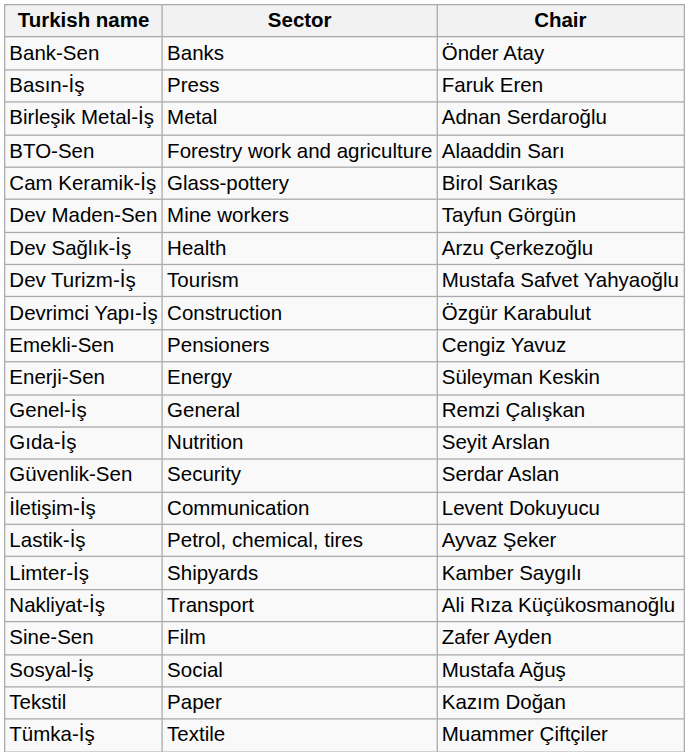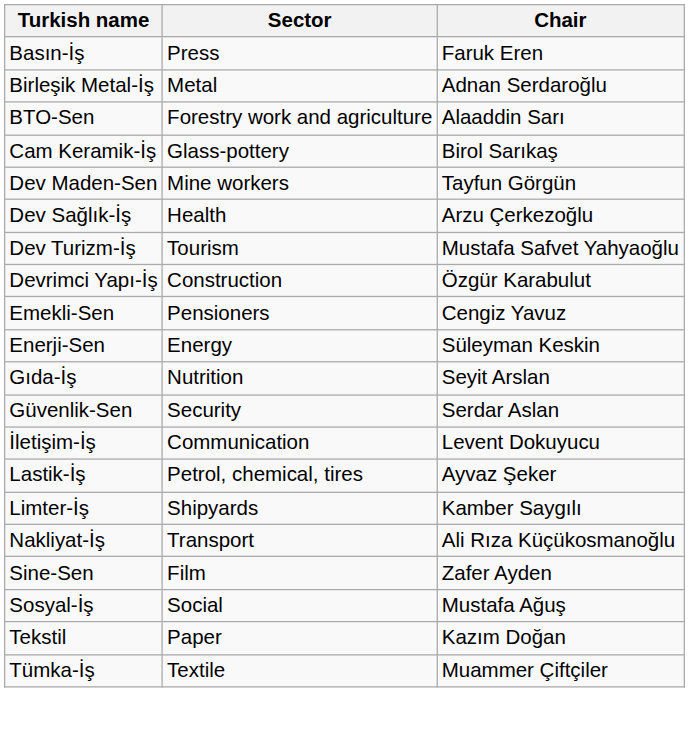- row: (54, 53)
- row: (48, 410)
